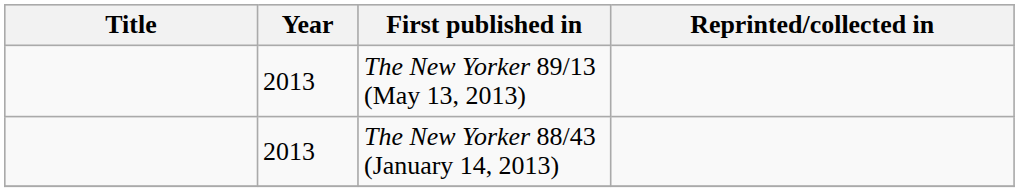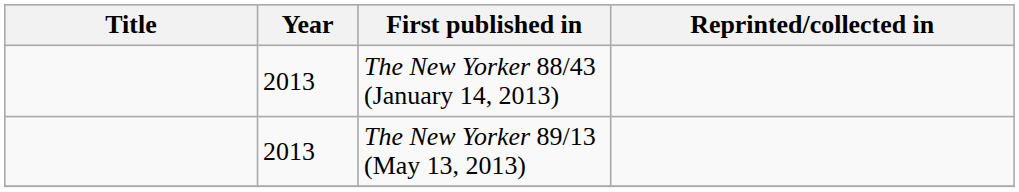rows swapped: (480, 151) <-> (480, 80)
